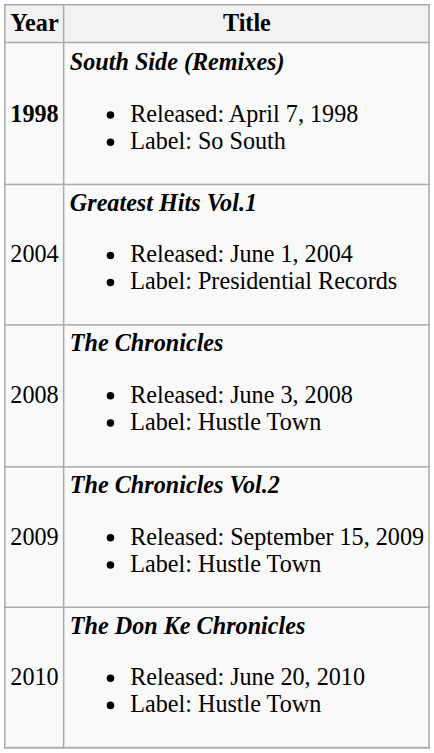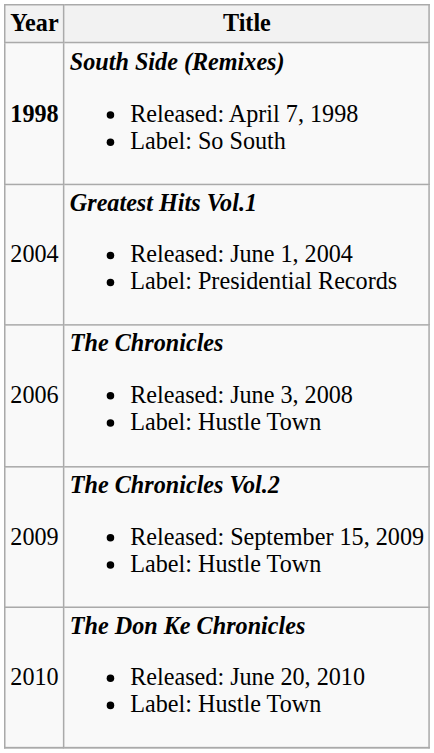(34, 395) 2008 -> (34, 395) 2006
